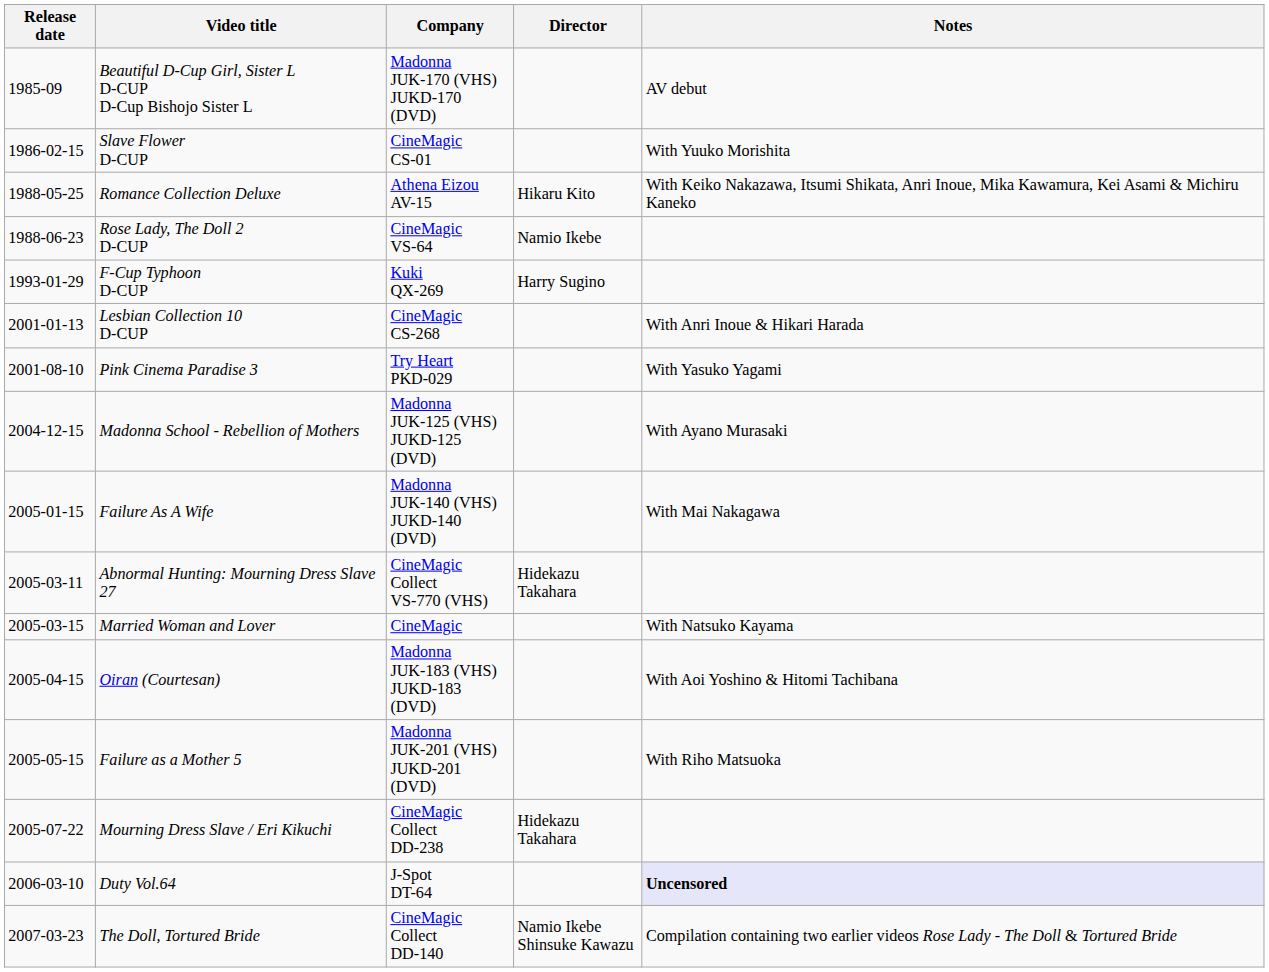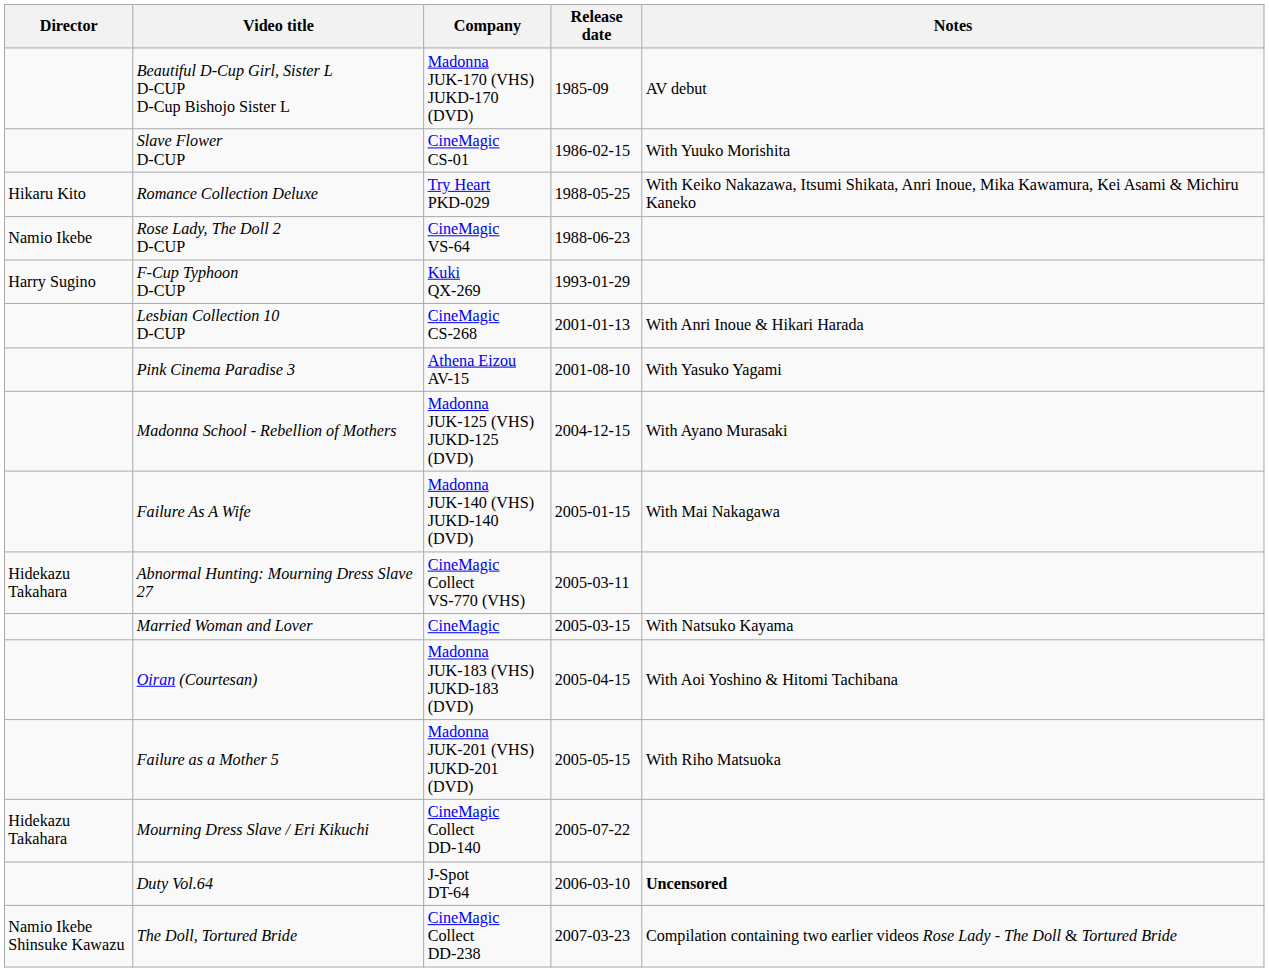columns swapped: (50, 26) <-> (578, 26)
(435, 194) Athena Eizou AV-15 -> (459, 194) Try Heart PKD-029
(422, 369) Try Heart PKD-029 -> (472, 369) Athena Eizou AV-15
(426, 830) CineMagic Collect DD-238 -> (464, 830) CineMagic Collect DD-140
(687, 883) lavender background -> (687, 883) no background
(426, 936) CineMagic Collect DD-140 -> (464, 936) CineMagic Collect DD-238
